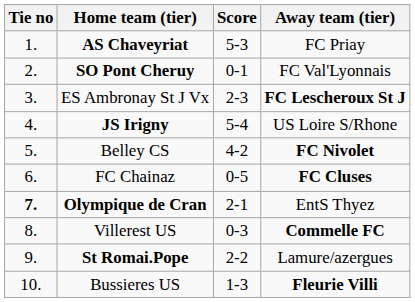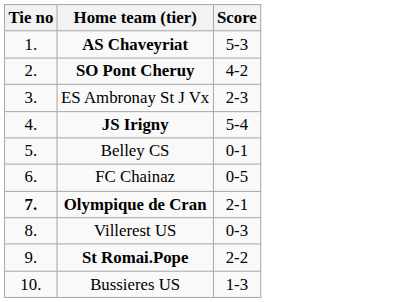- column: (335, 17)
(237, 71) 0-1 -> (237, 71) 4-2
(237, 151) 4-2 -> (237, 151) 0-1
